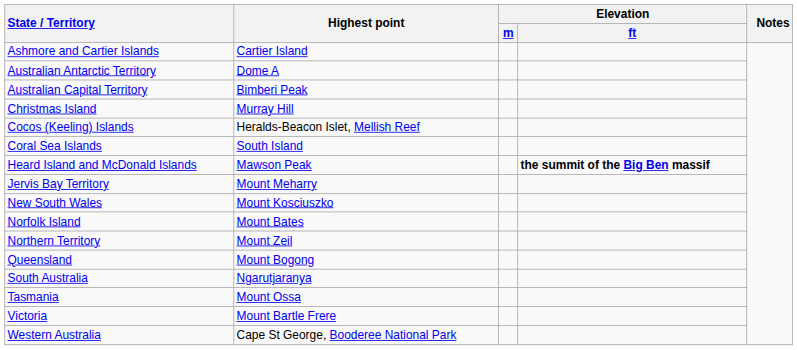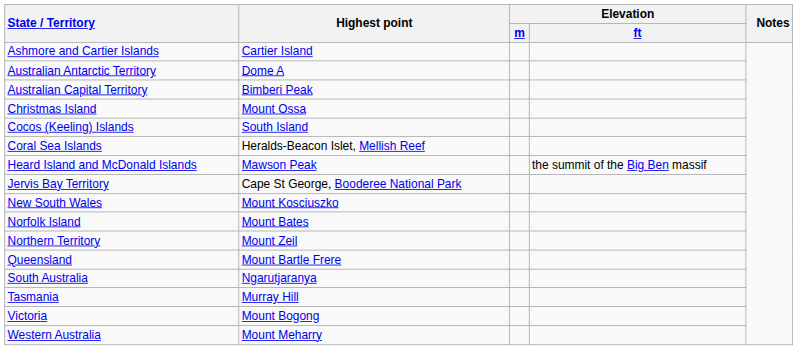(265, 108) Murray Hill -> (274, 108) Mount Ossa
(328, 127) Heralds-Beacon Islet, Mellish Reef -> (275, 127) South Island
(270, 146) South Island -> (333, 146) Heralds-Beacon Islet, Mellish Reef
(615, 165) bold -> (619, 165) normal
(277, 184) Mount Meharry -> (352, 184) Cape St George, Booderee National Park
(275, 259) Mount Bogong -> (291, 259) Mount Bartle Frere
(269, 297) Mount Ossa -> (270, 297) Murray Hill
(286, 316) Mount Bartle Frere -> (281, 316) Mount Bogong
(346, 335) Cape St George, Booderee National Park -> (282, 335) Mount Meharry
